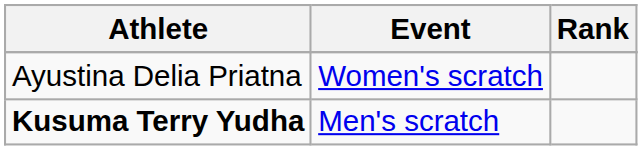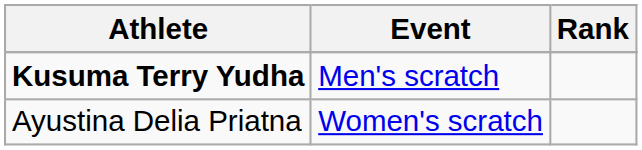rows swapped: (158, 122) <-> (157, 75)
